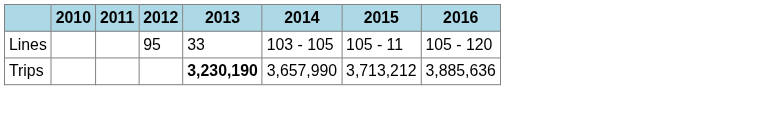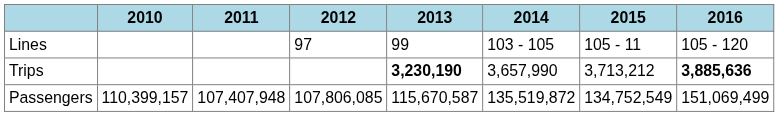(152, 44) 95 -> (303, 44) 97
(196, 44) 33 -> (400, 44) 99
(461, 71) normal -> (716, 71) bold
+ row: (51, 98)
